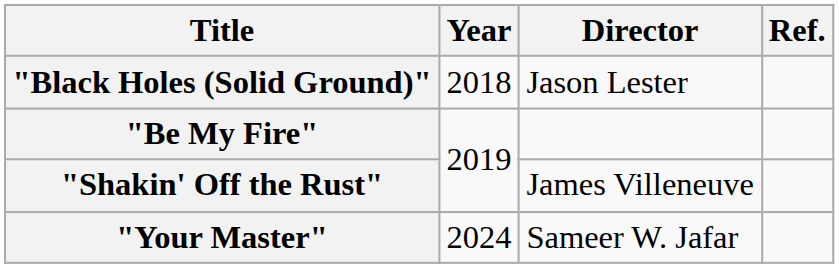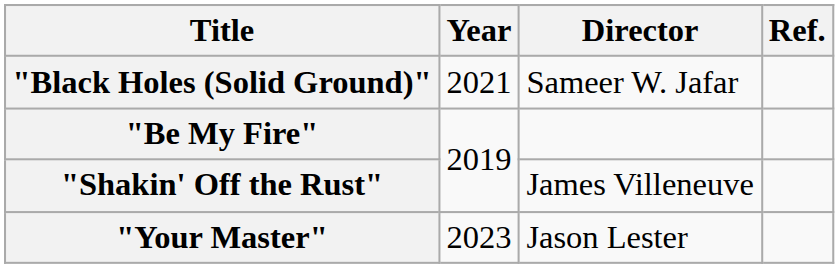(479, 81) 2018 -> (479, 81) 2021
(607, 81) Jason Lester -> (632, 81) Sameer W. Jafar
(479, 236) 2024 -> (479, 236) 2023
(632, 236) Sameer W. Jafar -> (607, 236) Jason Lester
